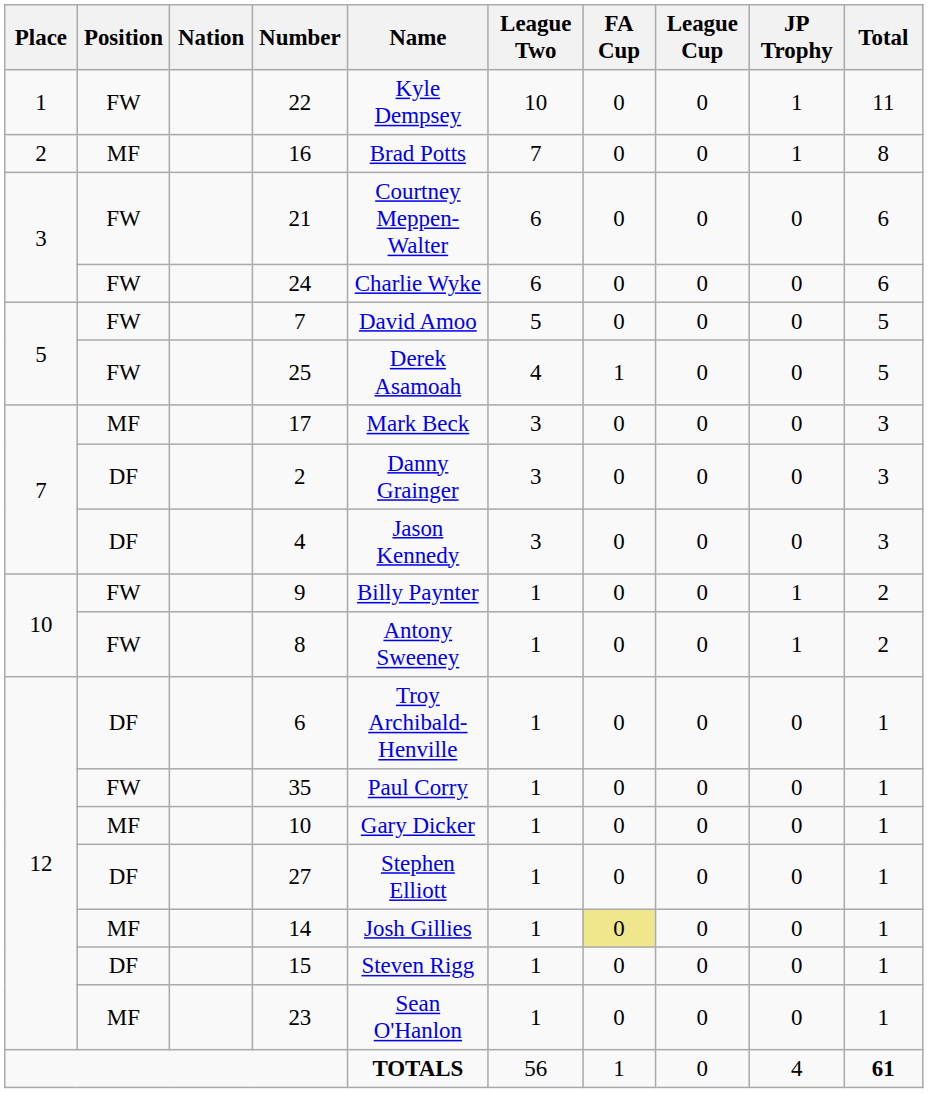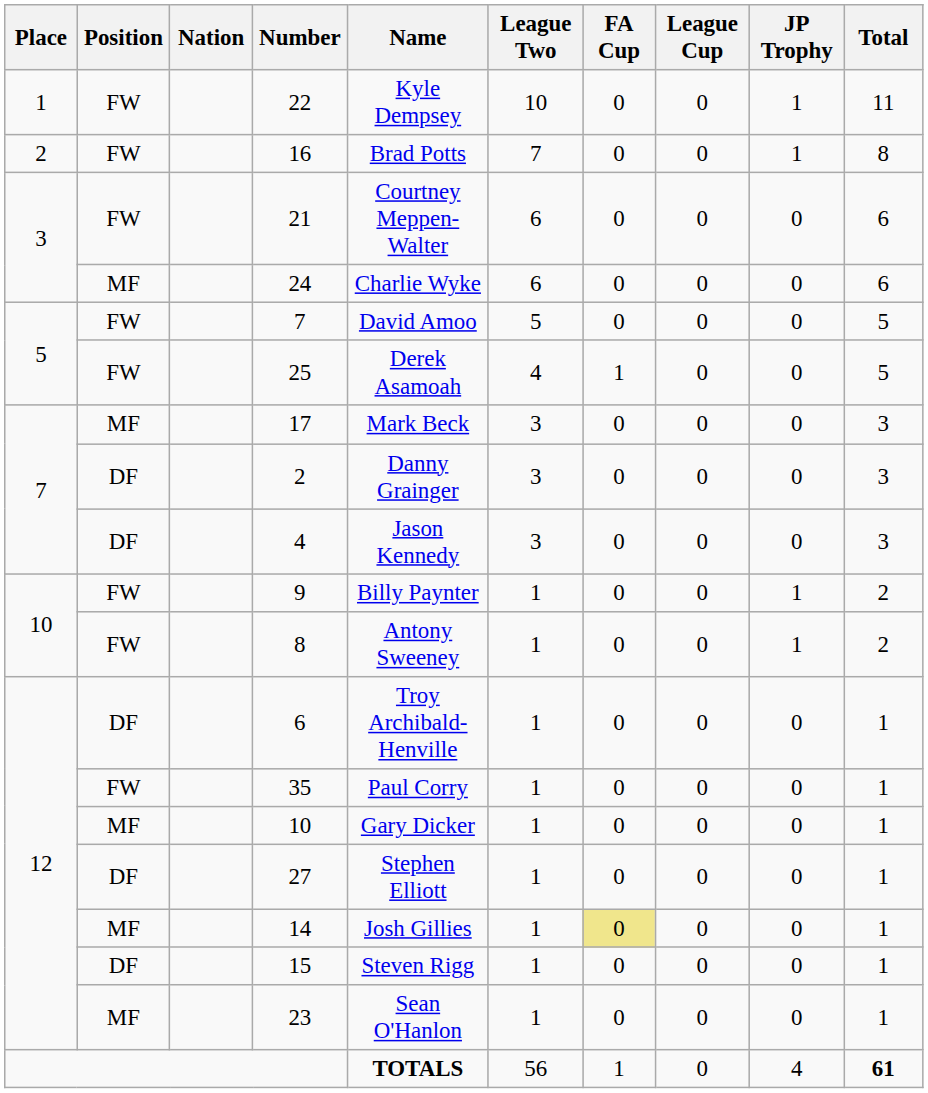(123, 153) MF -> (123, 153) FW
(123, 283) FW -> (123, 283) MF
